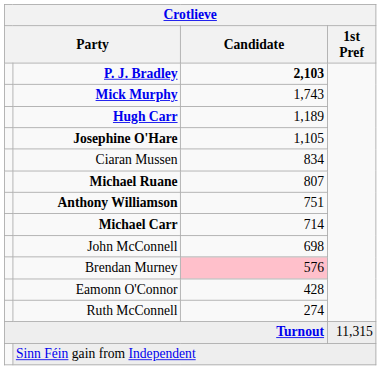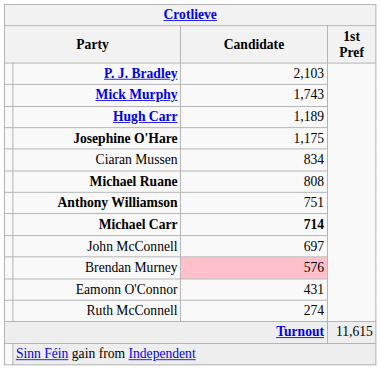(309, 73) bold -> (309, 73) normal
(309, 138) 1,105 -> (309, 138) 1,175
(314, 181) 807 -> (314, 181) 808
(314, 224) normal -> (314, 224) bold
(314, 246) 698 -> (314, 246) 697
(314, 289) 428 -> (314, 289) 431
(354, 332) 11,315 -> (354, 332) 11,615
